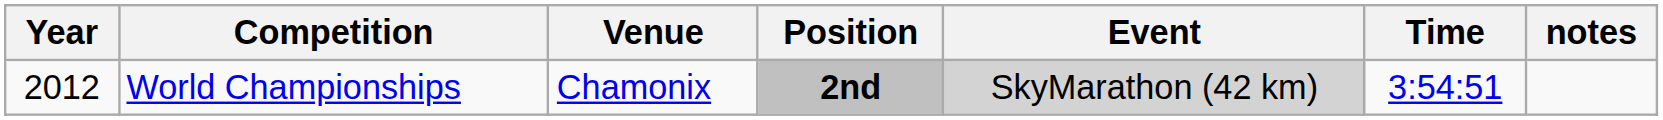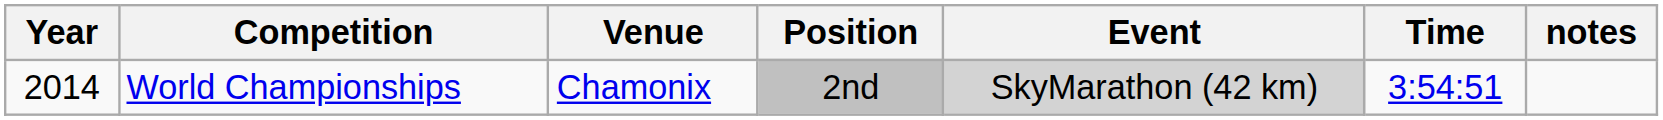(62, 87) 2012 -> (62, 87) 2014
(851, 87) bold -> (851, 87) normal
